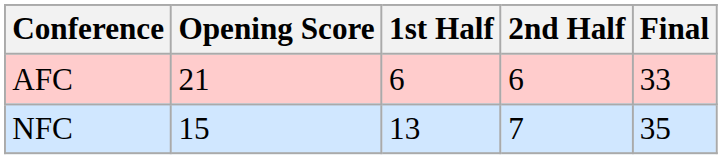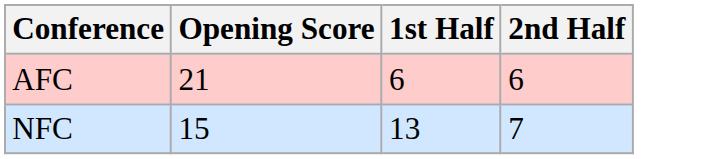- column: (674, 29)
